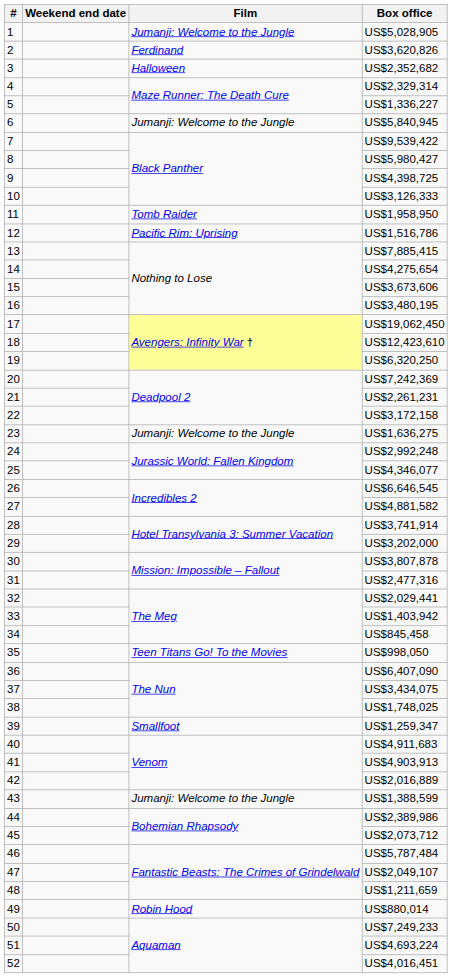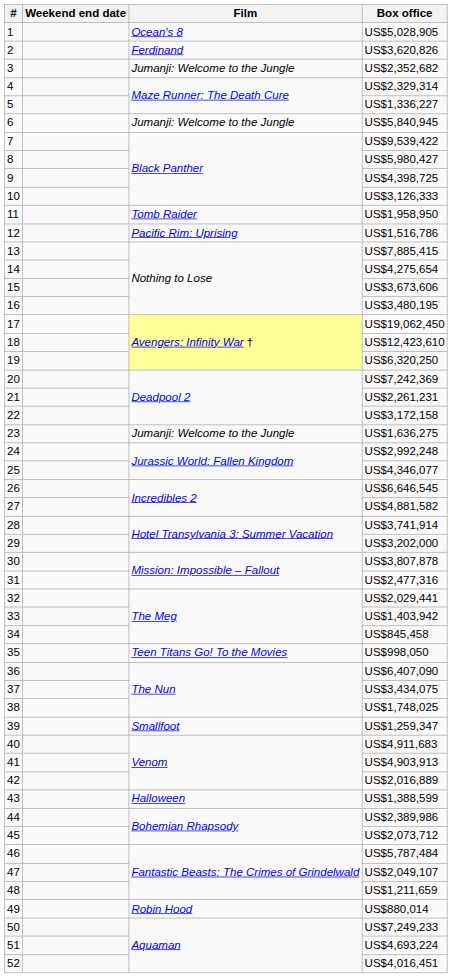(213, 31) Jumanji: Welcome to the Jungle -> (157, 31) Ocean's 8
(158, 68) Halloween -> (213, 68) Jumanji: Welcome to the Jungle
(213, 799) Jumanji: Welcome to the Jungle -> (158, 799) Halloween
